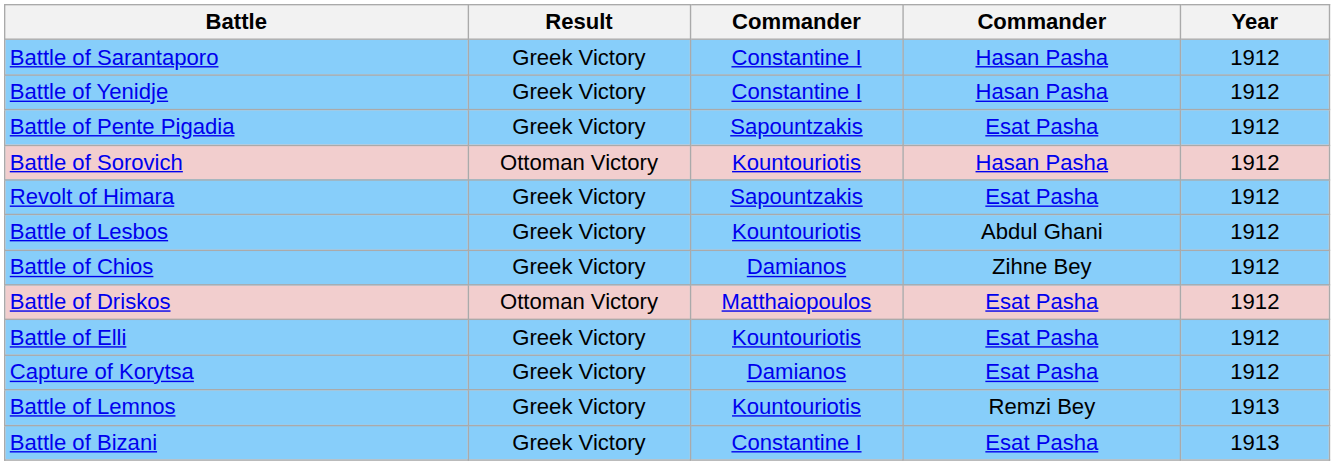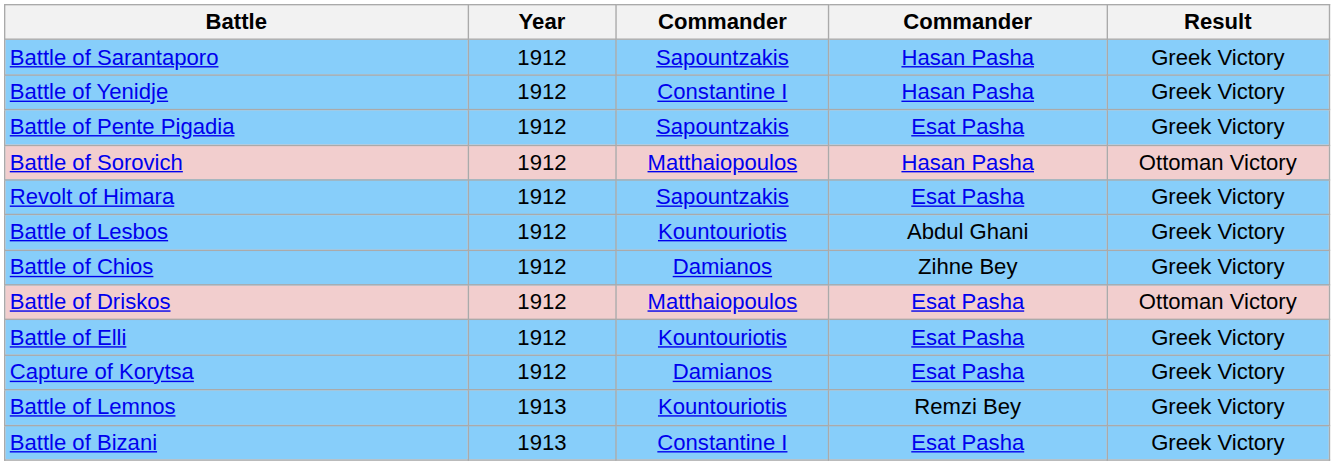columns swapped: (1255, 22) <-> (579, 22)
(796, 57) Constantine I -> (722, 57) Sapountzakis
(796, 162) Kountouriotis -> (722, 162) Matthaiopoulos
